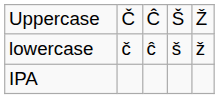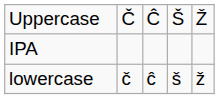rows swapped: (51, 49) <-> (23, 78)
